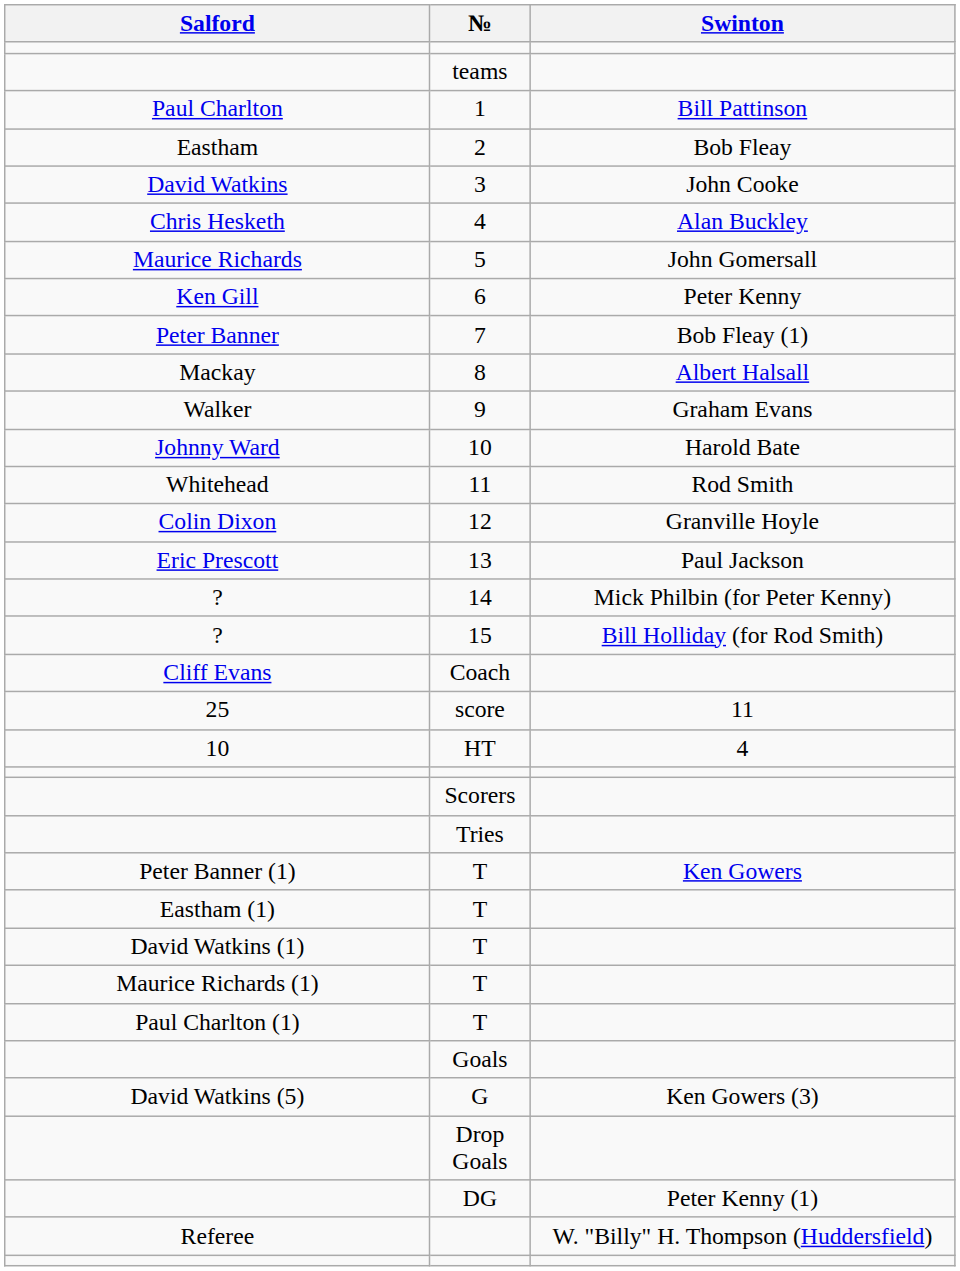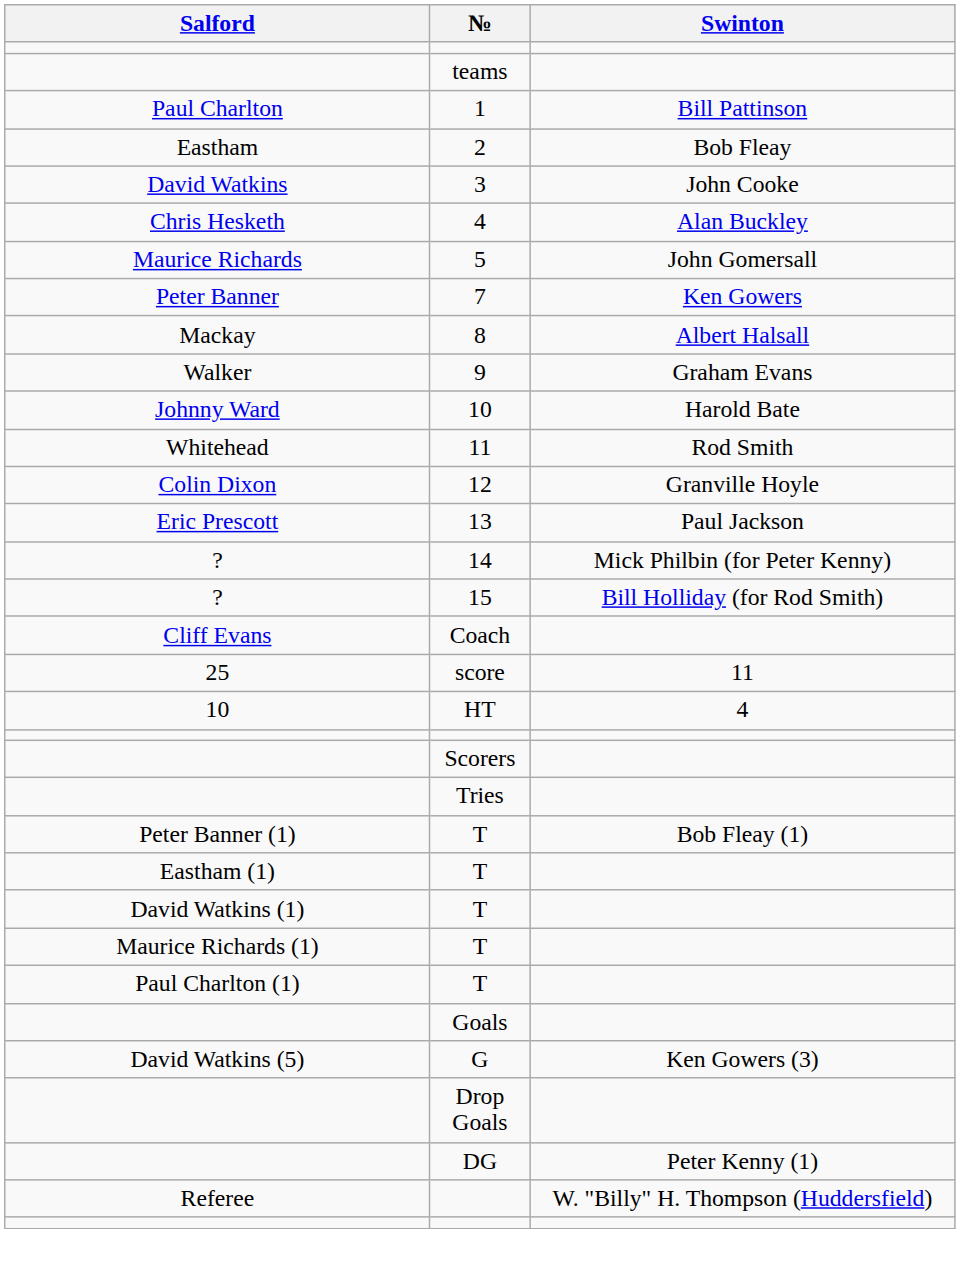- row: (217, 297)
(742, 334) Bob Fleay (1) -> (742, 297) Ken Gowers
(742, 871) Ken Gowers -> (742, 833) Bob Fleay (1)
